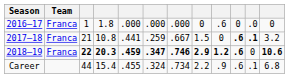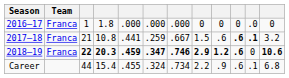(221, 25) .6 -> (221, 25) 0
(221, 39) 0 -> (221, 39) .6
